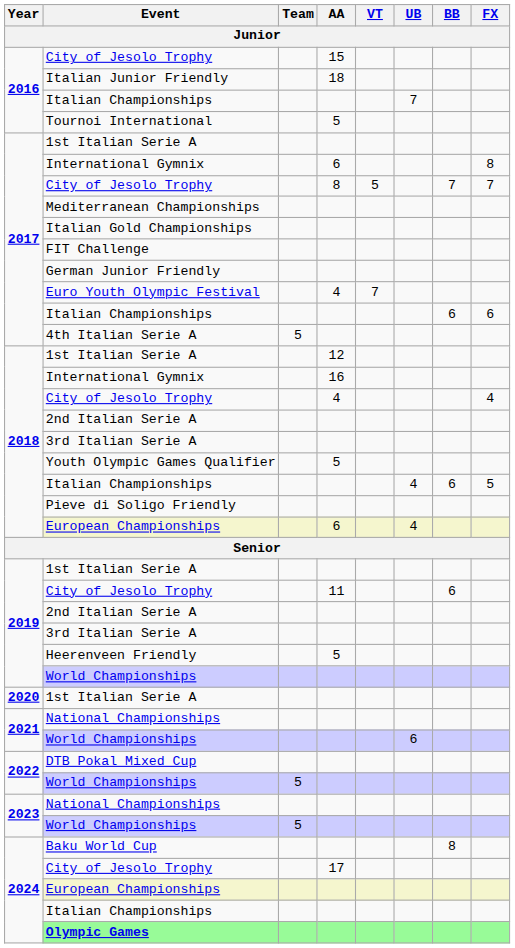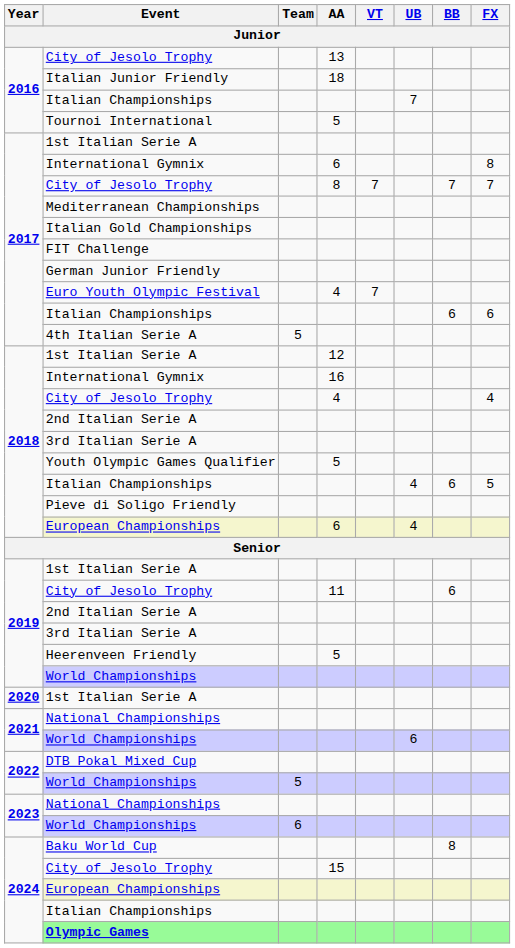(336, 58) 15 -> (336, 58) 13
(375, 186) 5 -> (375, 186) 7
(298, 826) 5 -> (298, 826) 6
(336, 869) 17 -> (336, 869) 15
